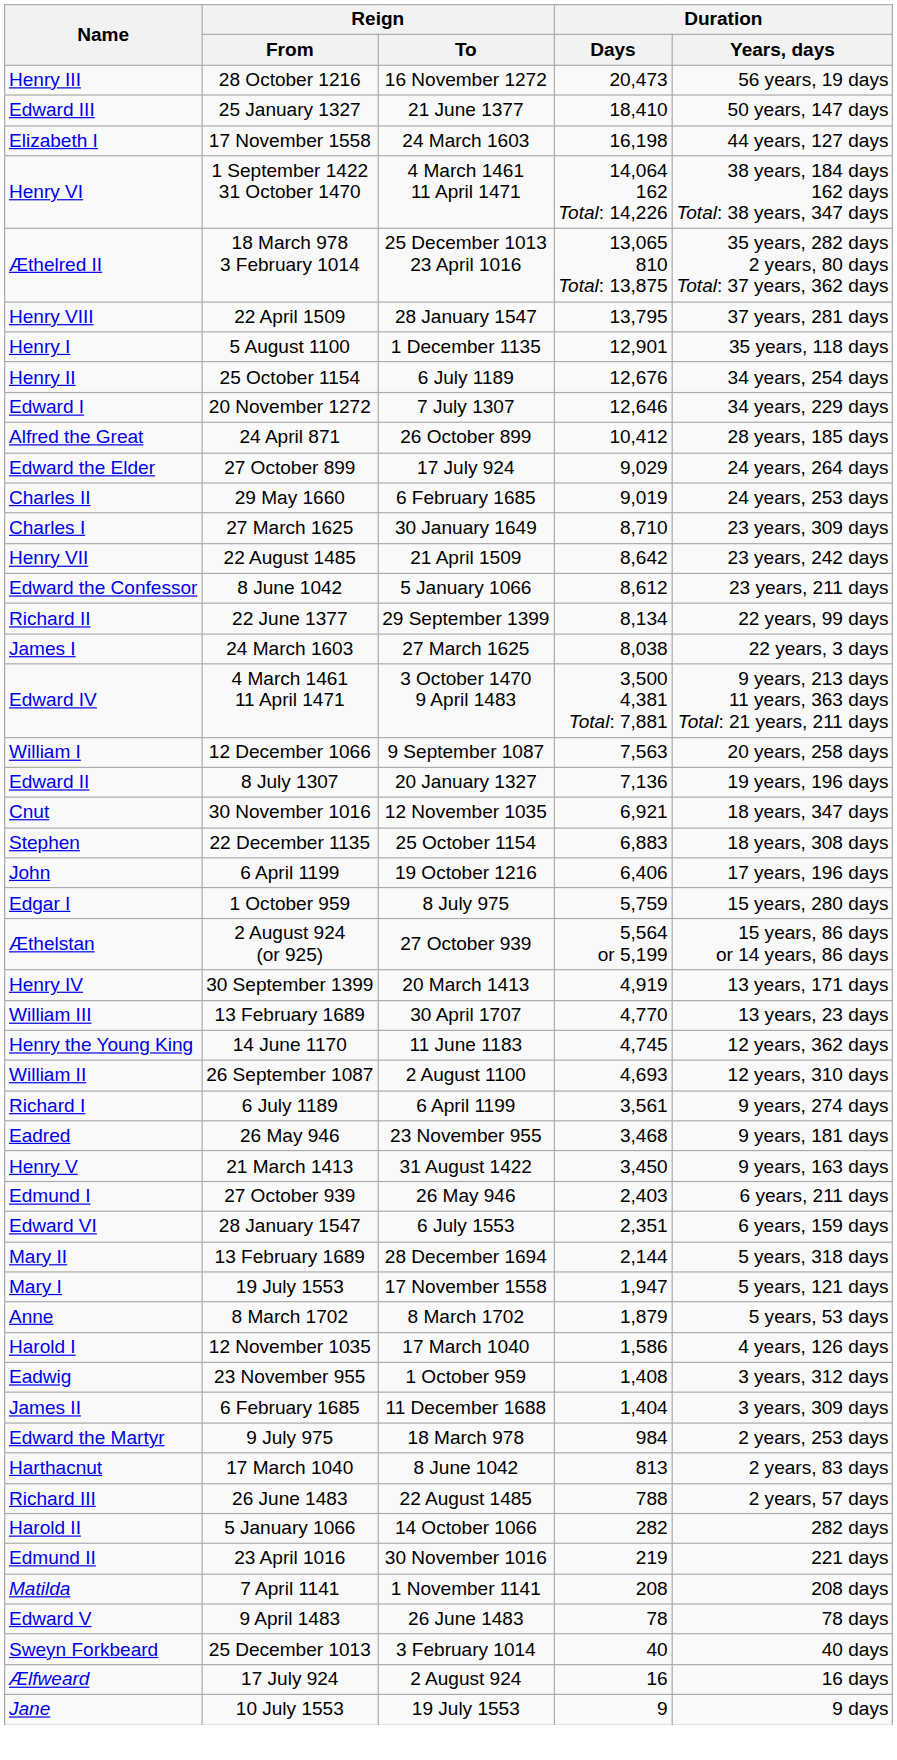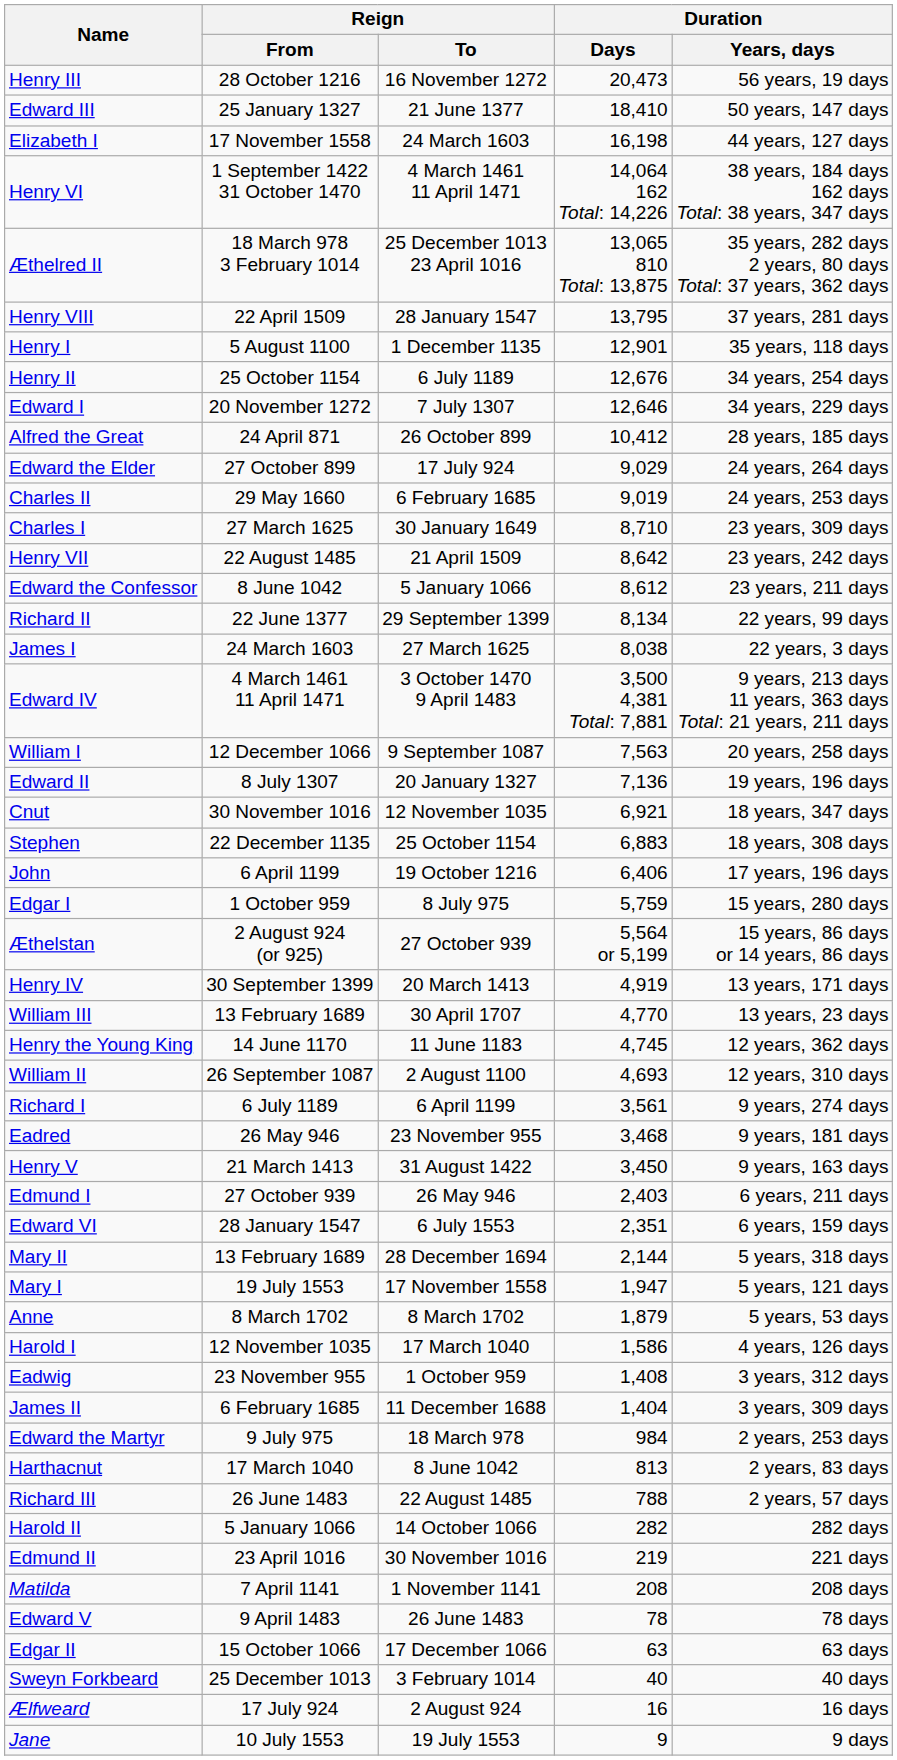+ row: (42, 1649)
